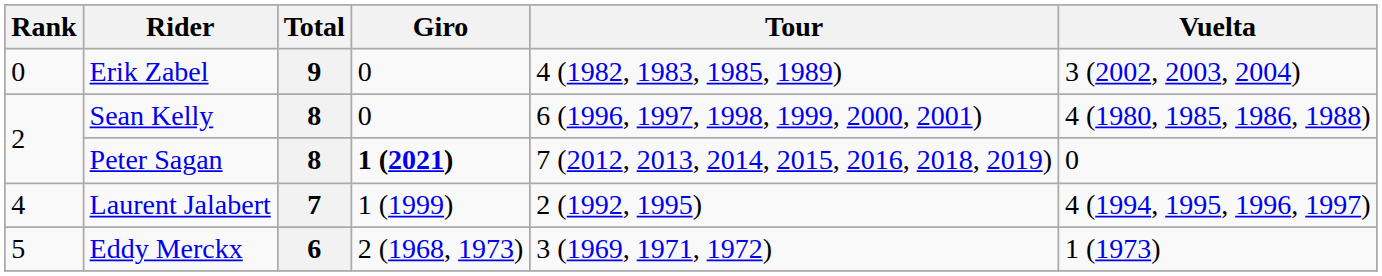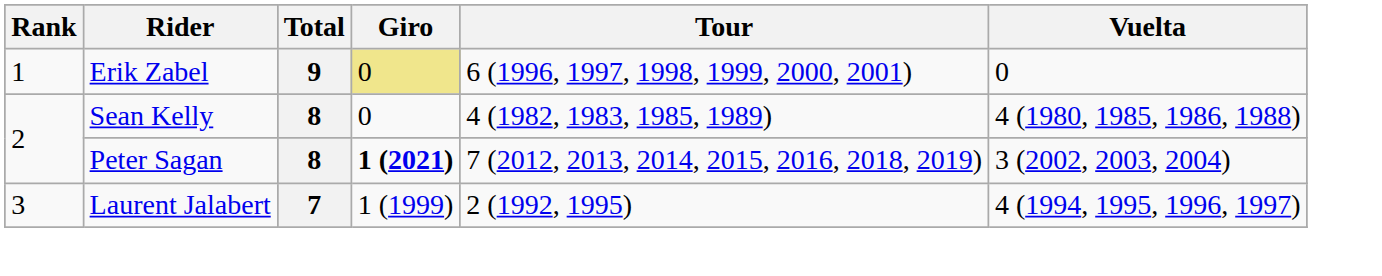(18, 71) 0 -> (18, 71) 1
(365, 71) no background -> (365, 71) khaki background
(689, 71) 4 (1982, 1983, 1985, 1989) -> (689, 71) 6 (1996, 1997, 1998, 1999, 2000, 2001)
(1183, 71) 3 (2002, 2003, 2004) -> (1002, 71) 0
(759, 115) 6 (1996, 1997, 1998, 1999, 2000, 2001) -> (619, 115) 4 (1982, 1983, 1985, 1989)
(1072, 159) 0 -> (1113, 159) 3 (2002, 2003, 2004)
(18, 204) 4 -> (18, 204) 3
- row: (166, 248)
